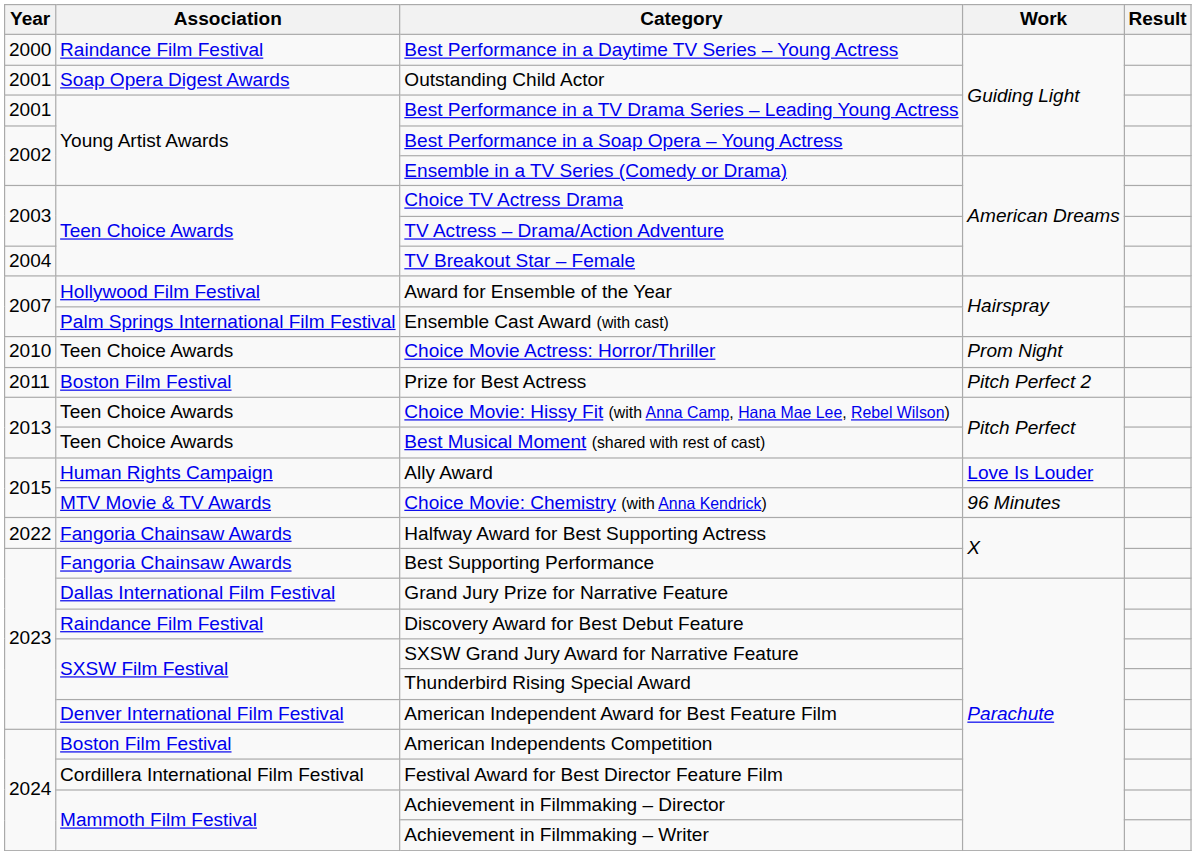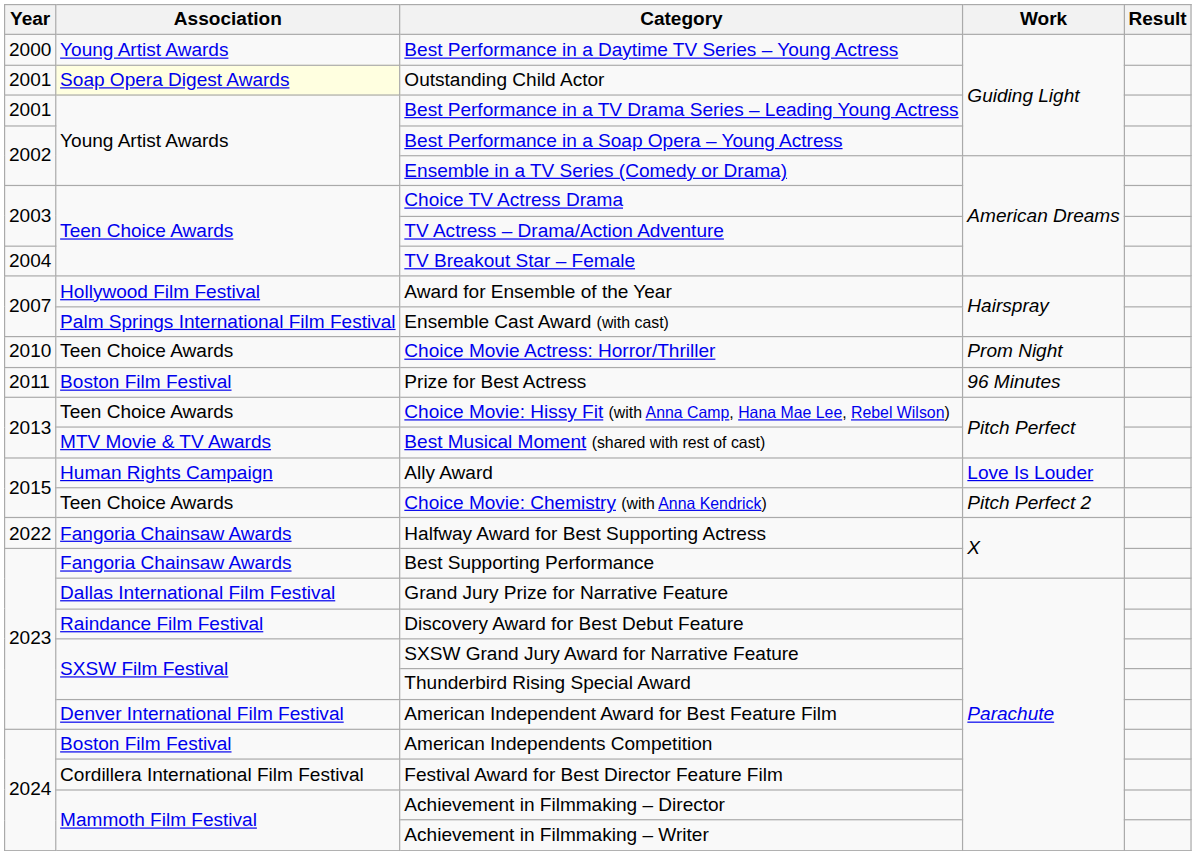(162, 49) Raindance Film Festival -> (144, 49) Young Artist Awards
(175, 79) no background -> (175, 79) lightyellow background
(1029, 381) Pitch Perfect 2 -> (1014, 381) 96 Minutes
(147, 442) Teen Choice Awards -> (166, 442) MTV Movie & TV Awards
(166, 502) MTV Movie & TV Awards -> (147, 502) Teen Choice Awards
(1014, 502) 96 Minutes -> (1029, 502) Pitch Perfect 2
